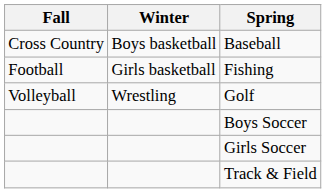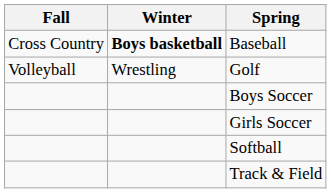(164, 43) normal -> (167, 43) bold
- row: (249, 69)
+ row: (256, 148)
